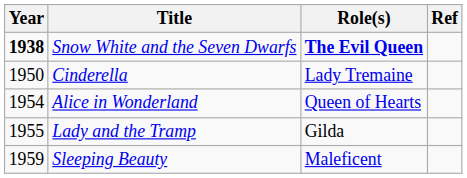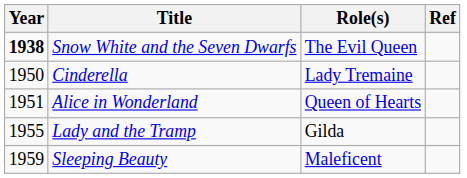(364, 46) bold -> (361, 46) normal
(26, 103) 1954 -> (26, 103) 1951
